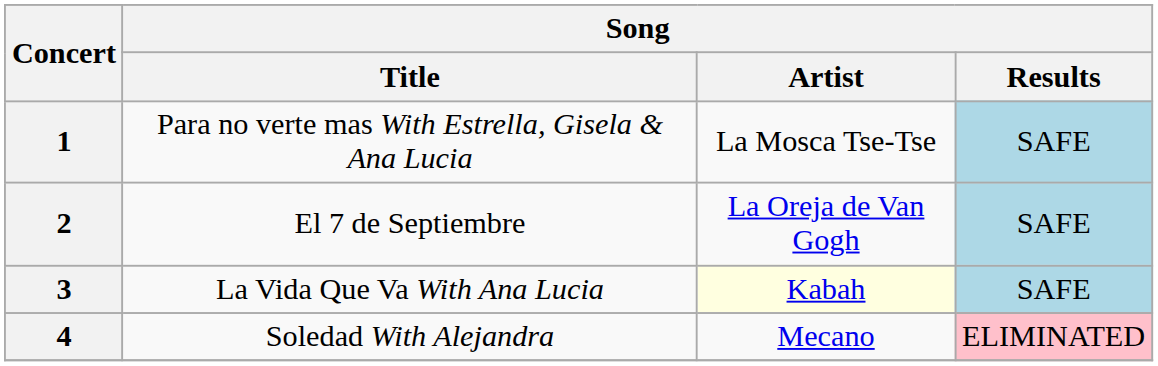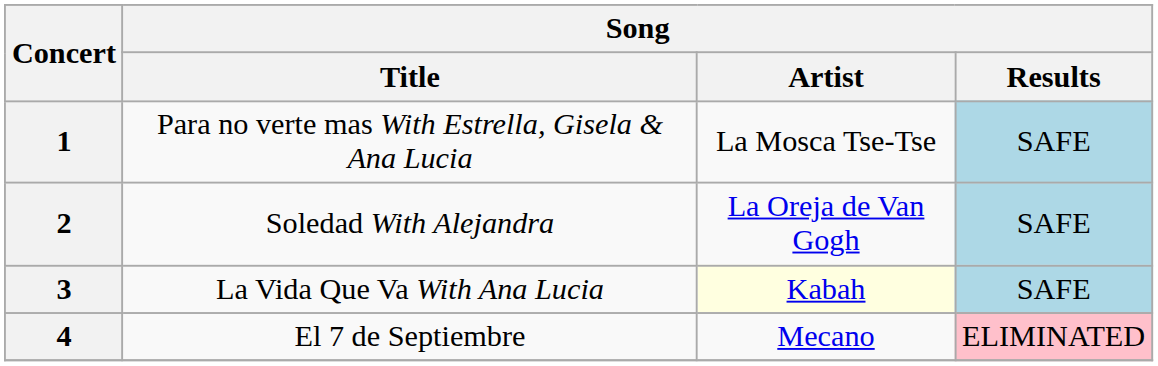(410, 223) El 7 de Septiembre -> (410, 223) Soledad With Alejandra
(410, 336) Soledad With Alejandra -> (410, 336) El 7 de Septiembre
